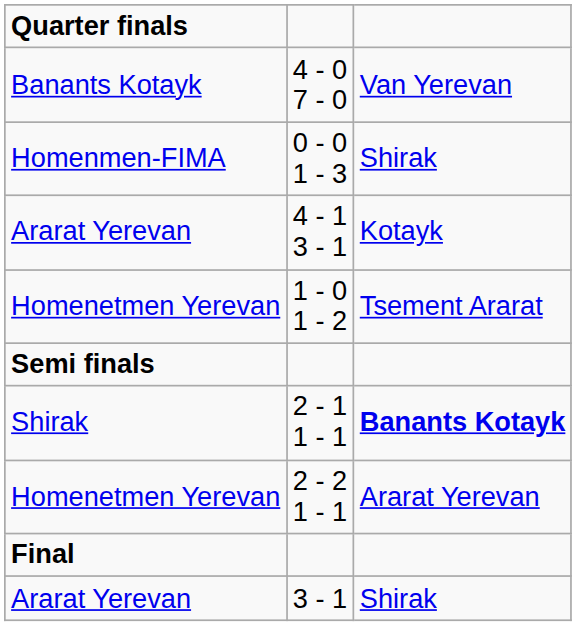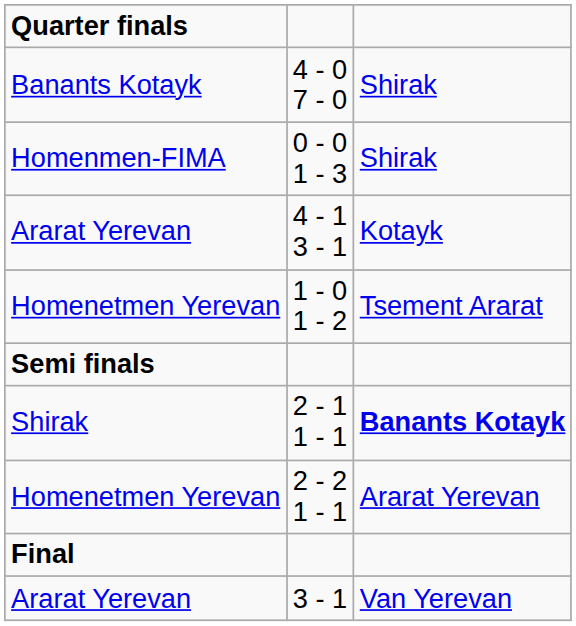(436, 84) Van Yerevan -> (398, 84) Shirak
(398, 597) Shirak -> (436, 597) Van Yerevan
